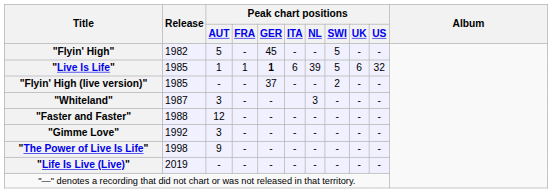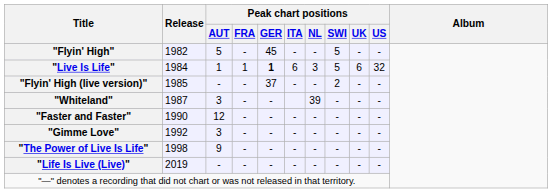(176, 68) 1985 -> (176, 68) 1984
(315, 68) 39 -> (315, 68) 3
(315, 100) 3 -> (315, 100) 39
(176, 116) 1988 -> (176, 116) 1990
